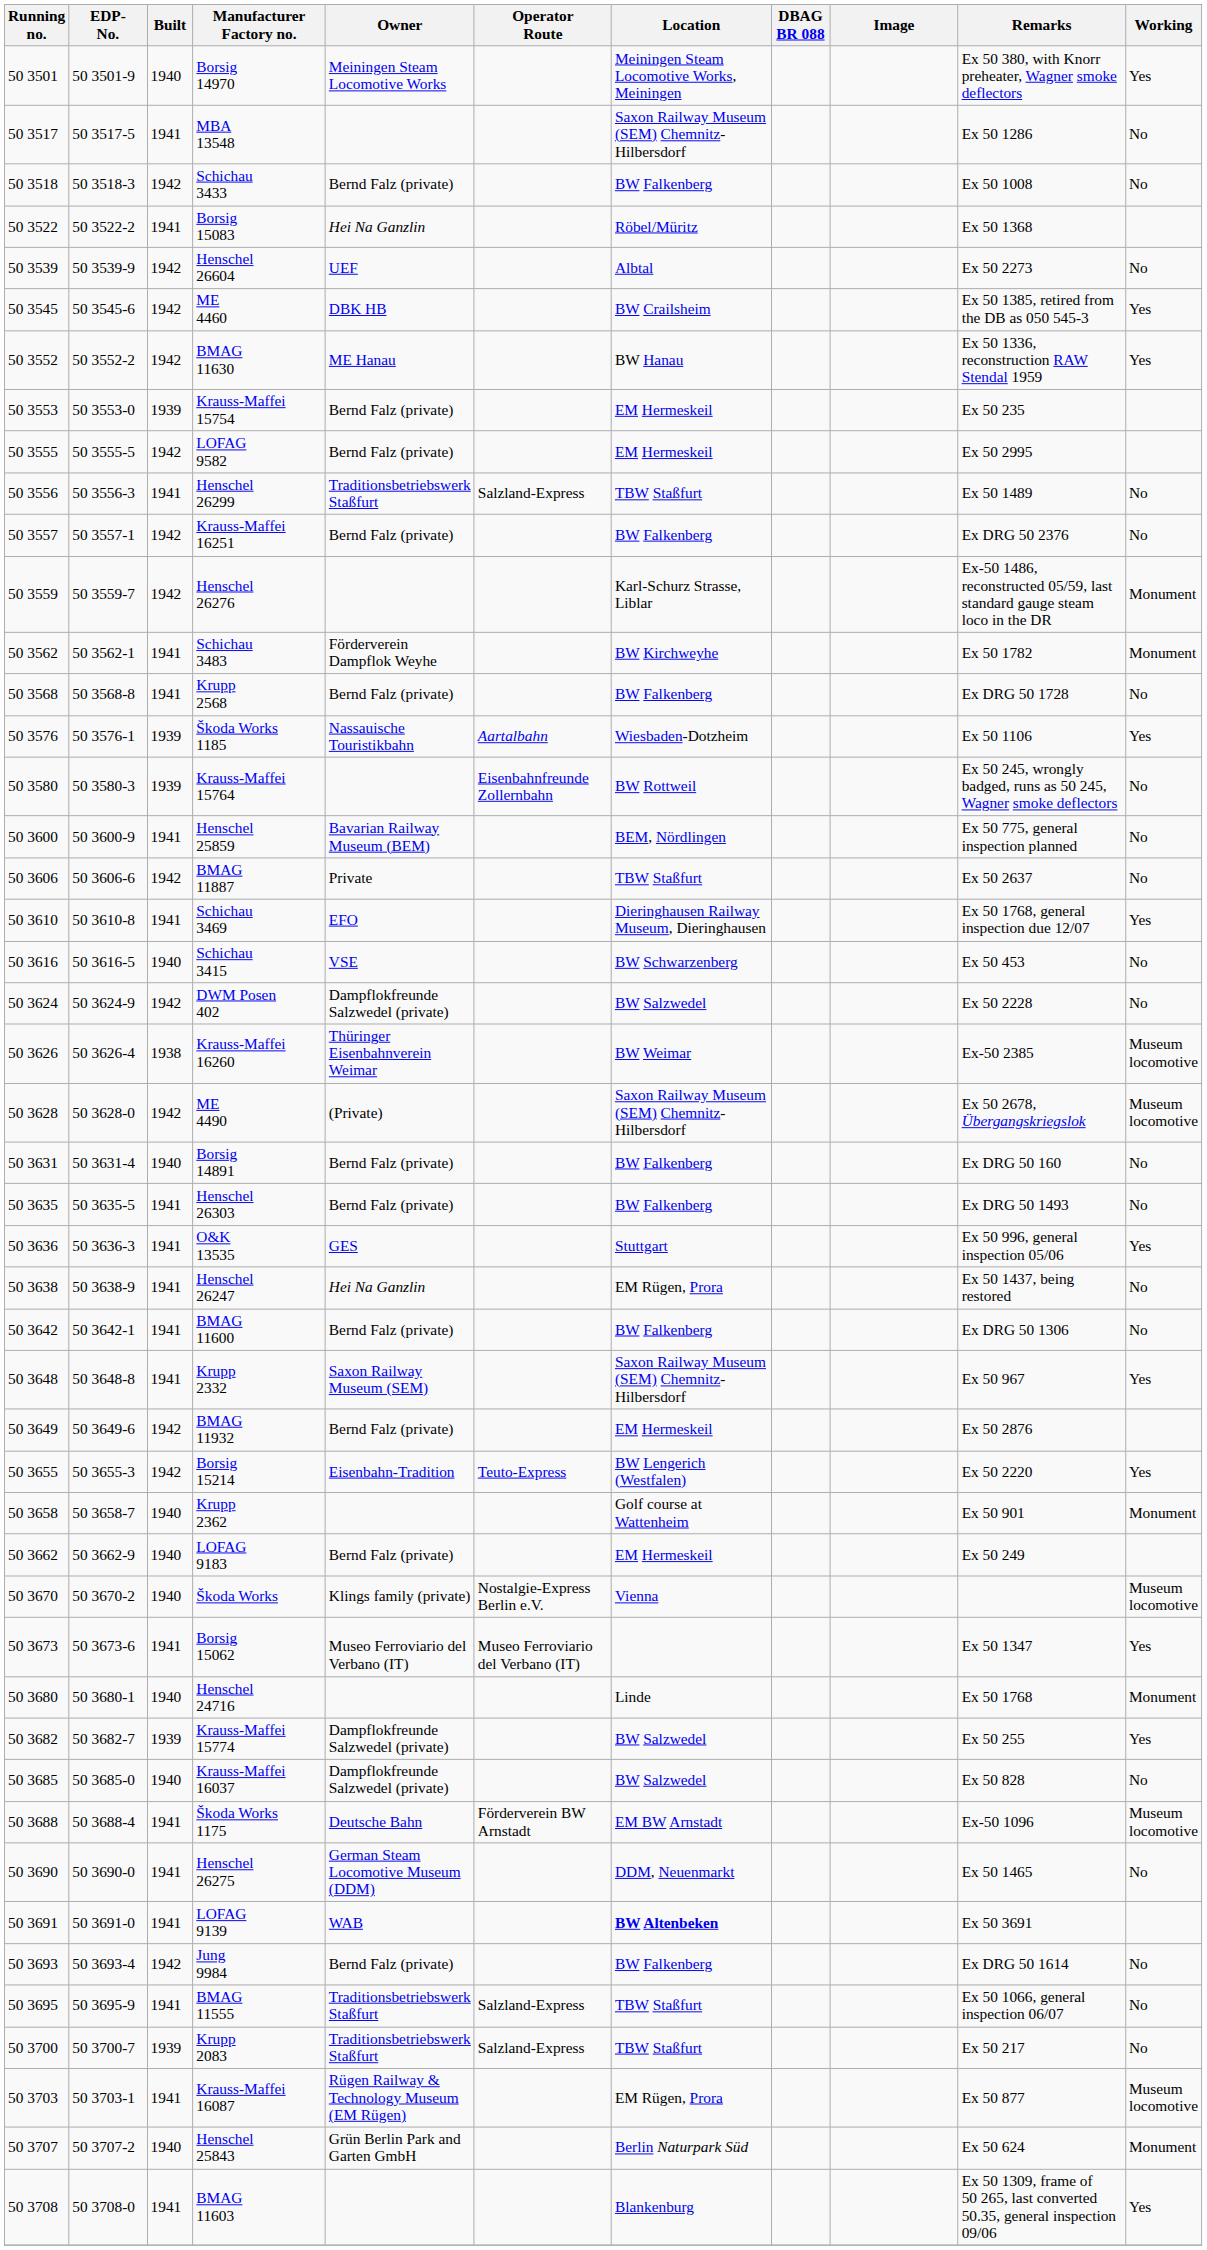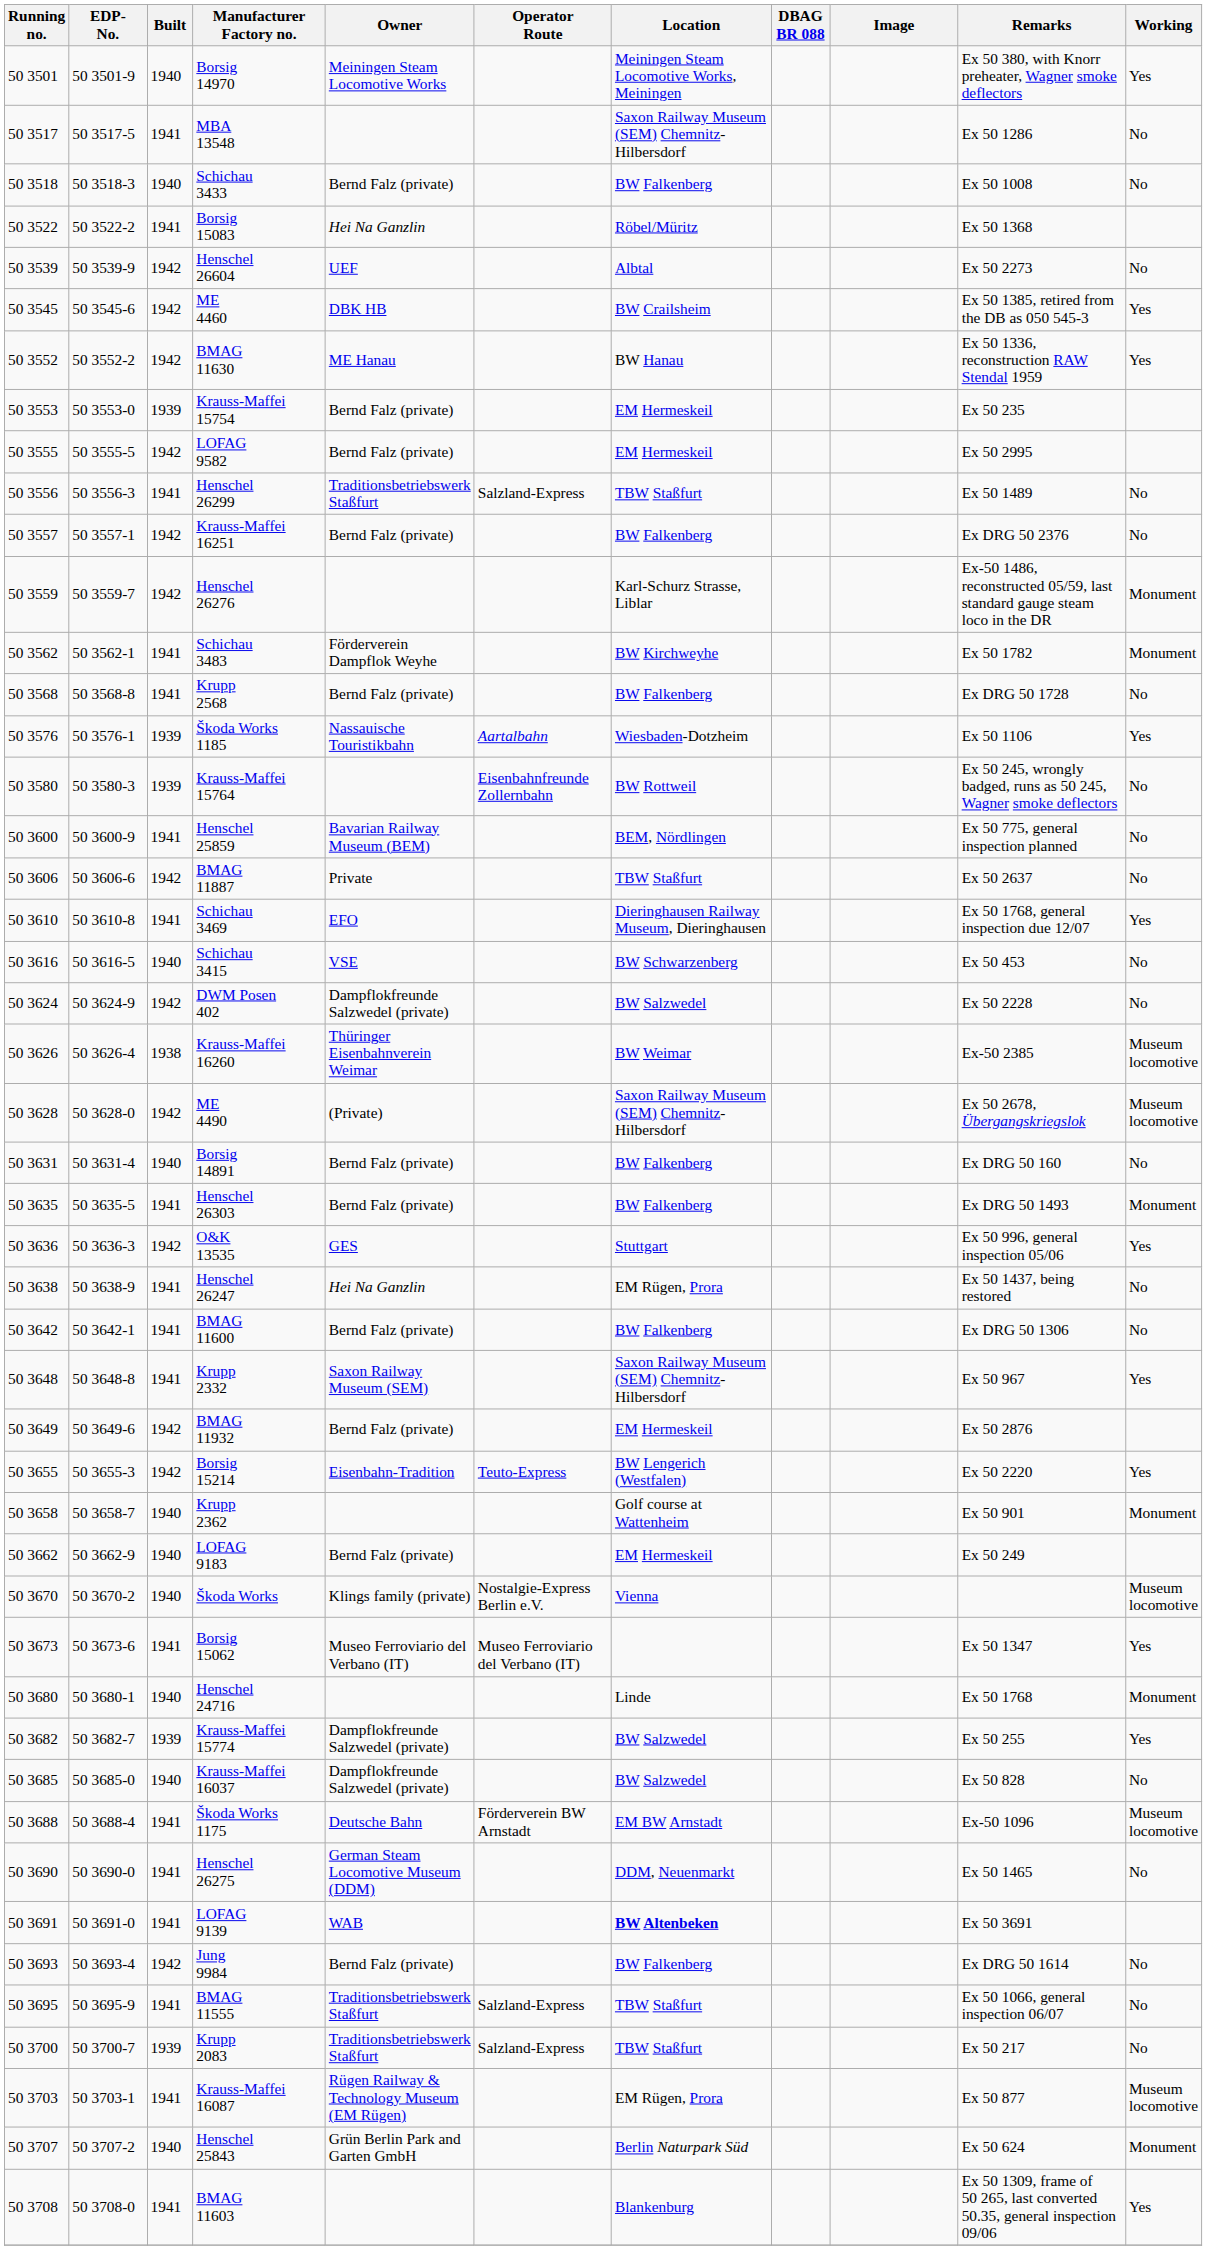(166, 184) 1942 -> (166, 184) 1940
(1138, 1204) No -> (1163, 1204) Monument
(166, 1246) 1941 -> (166, 1246) 1942
